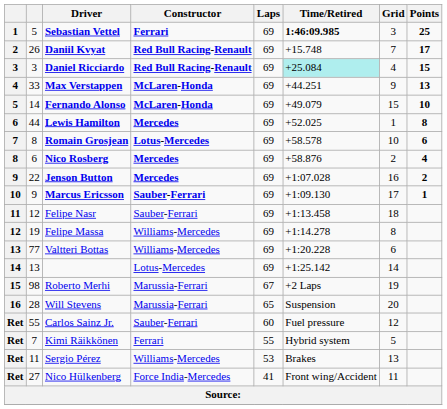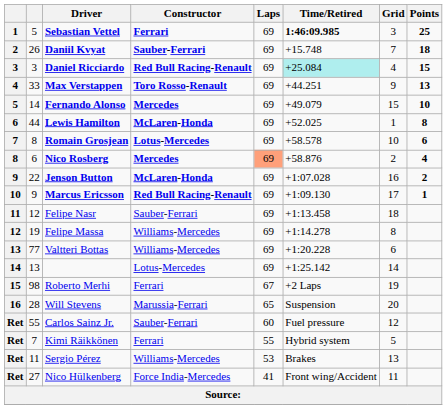(193, 49) Red Bull Racing-Renault -> (169, 49) Sauber-Ferrari
(424, 49) 17 -> (424, 49) 18
(173, 85) McLaren-Honda -> (180, 85) Toro Rosso-Renault
(173, 104) McLaren-Honda -> (156, 104) Mercedes
(156, 122) Mercedes -> (173, 122) McLaren-Honda
(268, 158) no background -> (268, 158) lightsalmon background
(156, 176) Mercedes -> (173, 176) McLaren-Honda
(169, 194) Sauber-Ferrari -> (193, 194) Red Bull Racing-Renault
(170, 285) Marussia-Ferrari -> (148, 285) Ferrari
